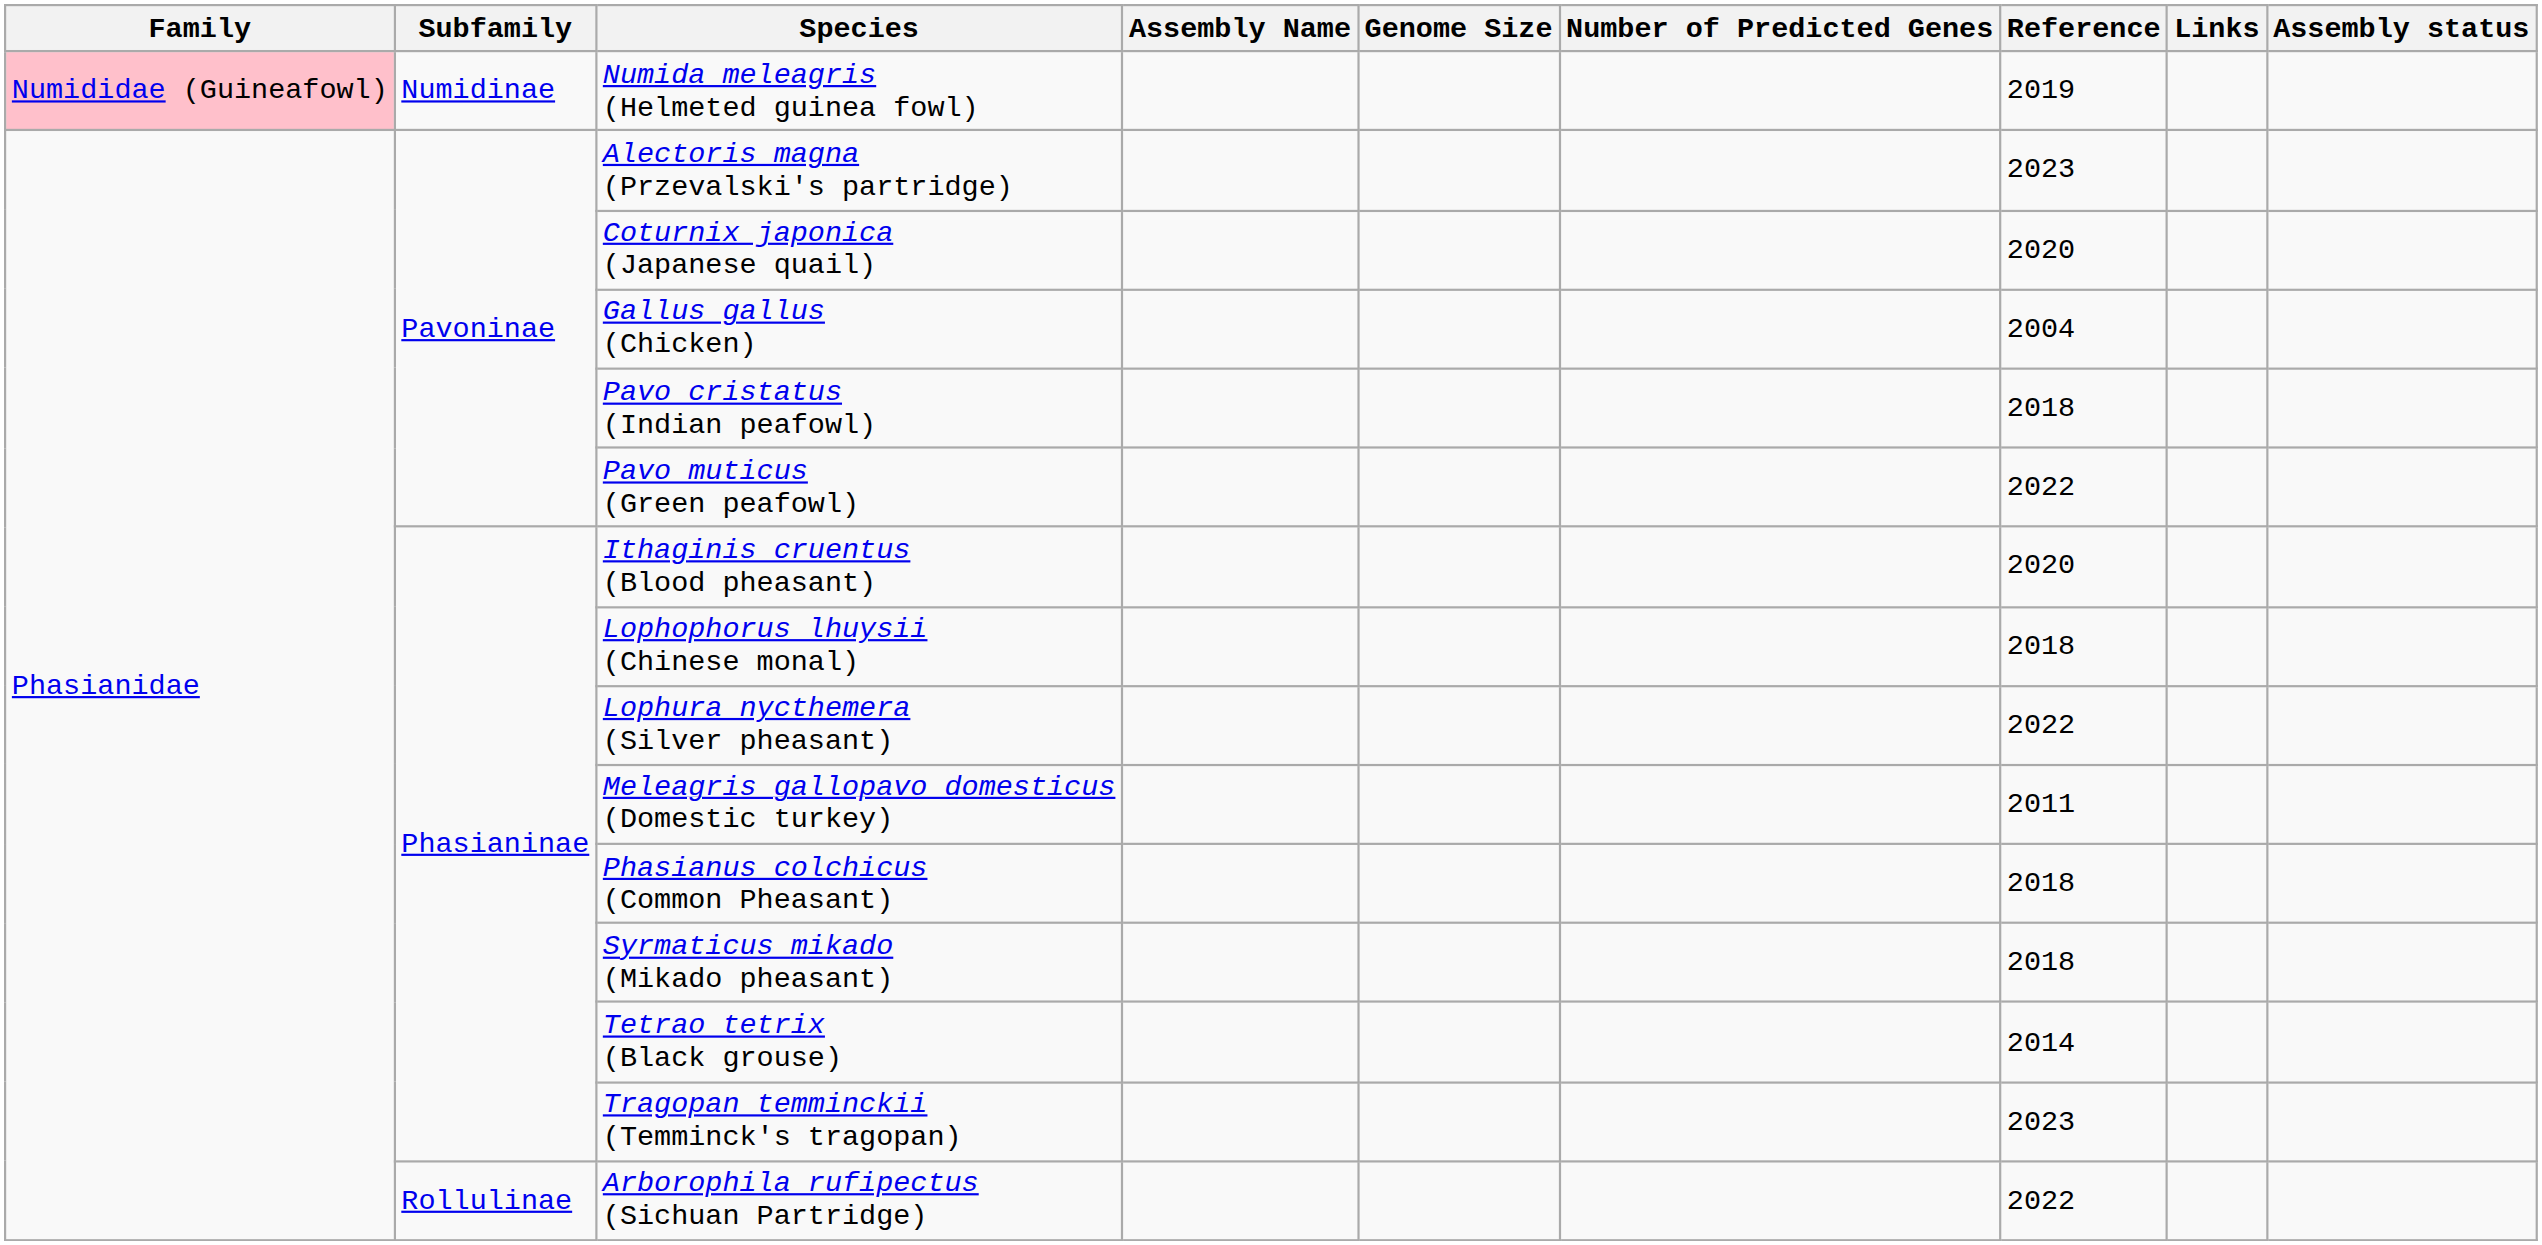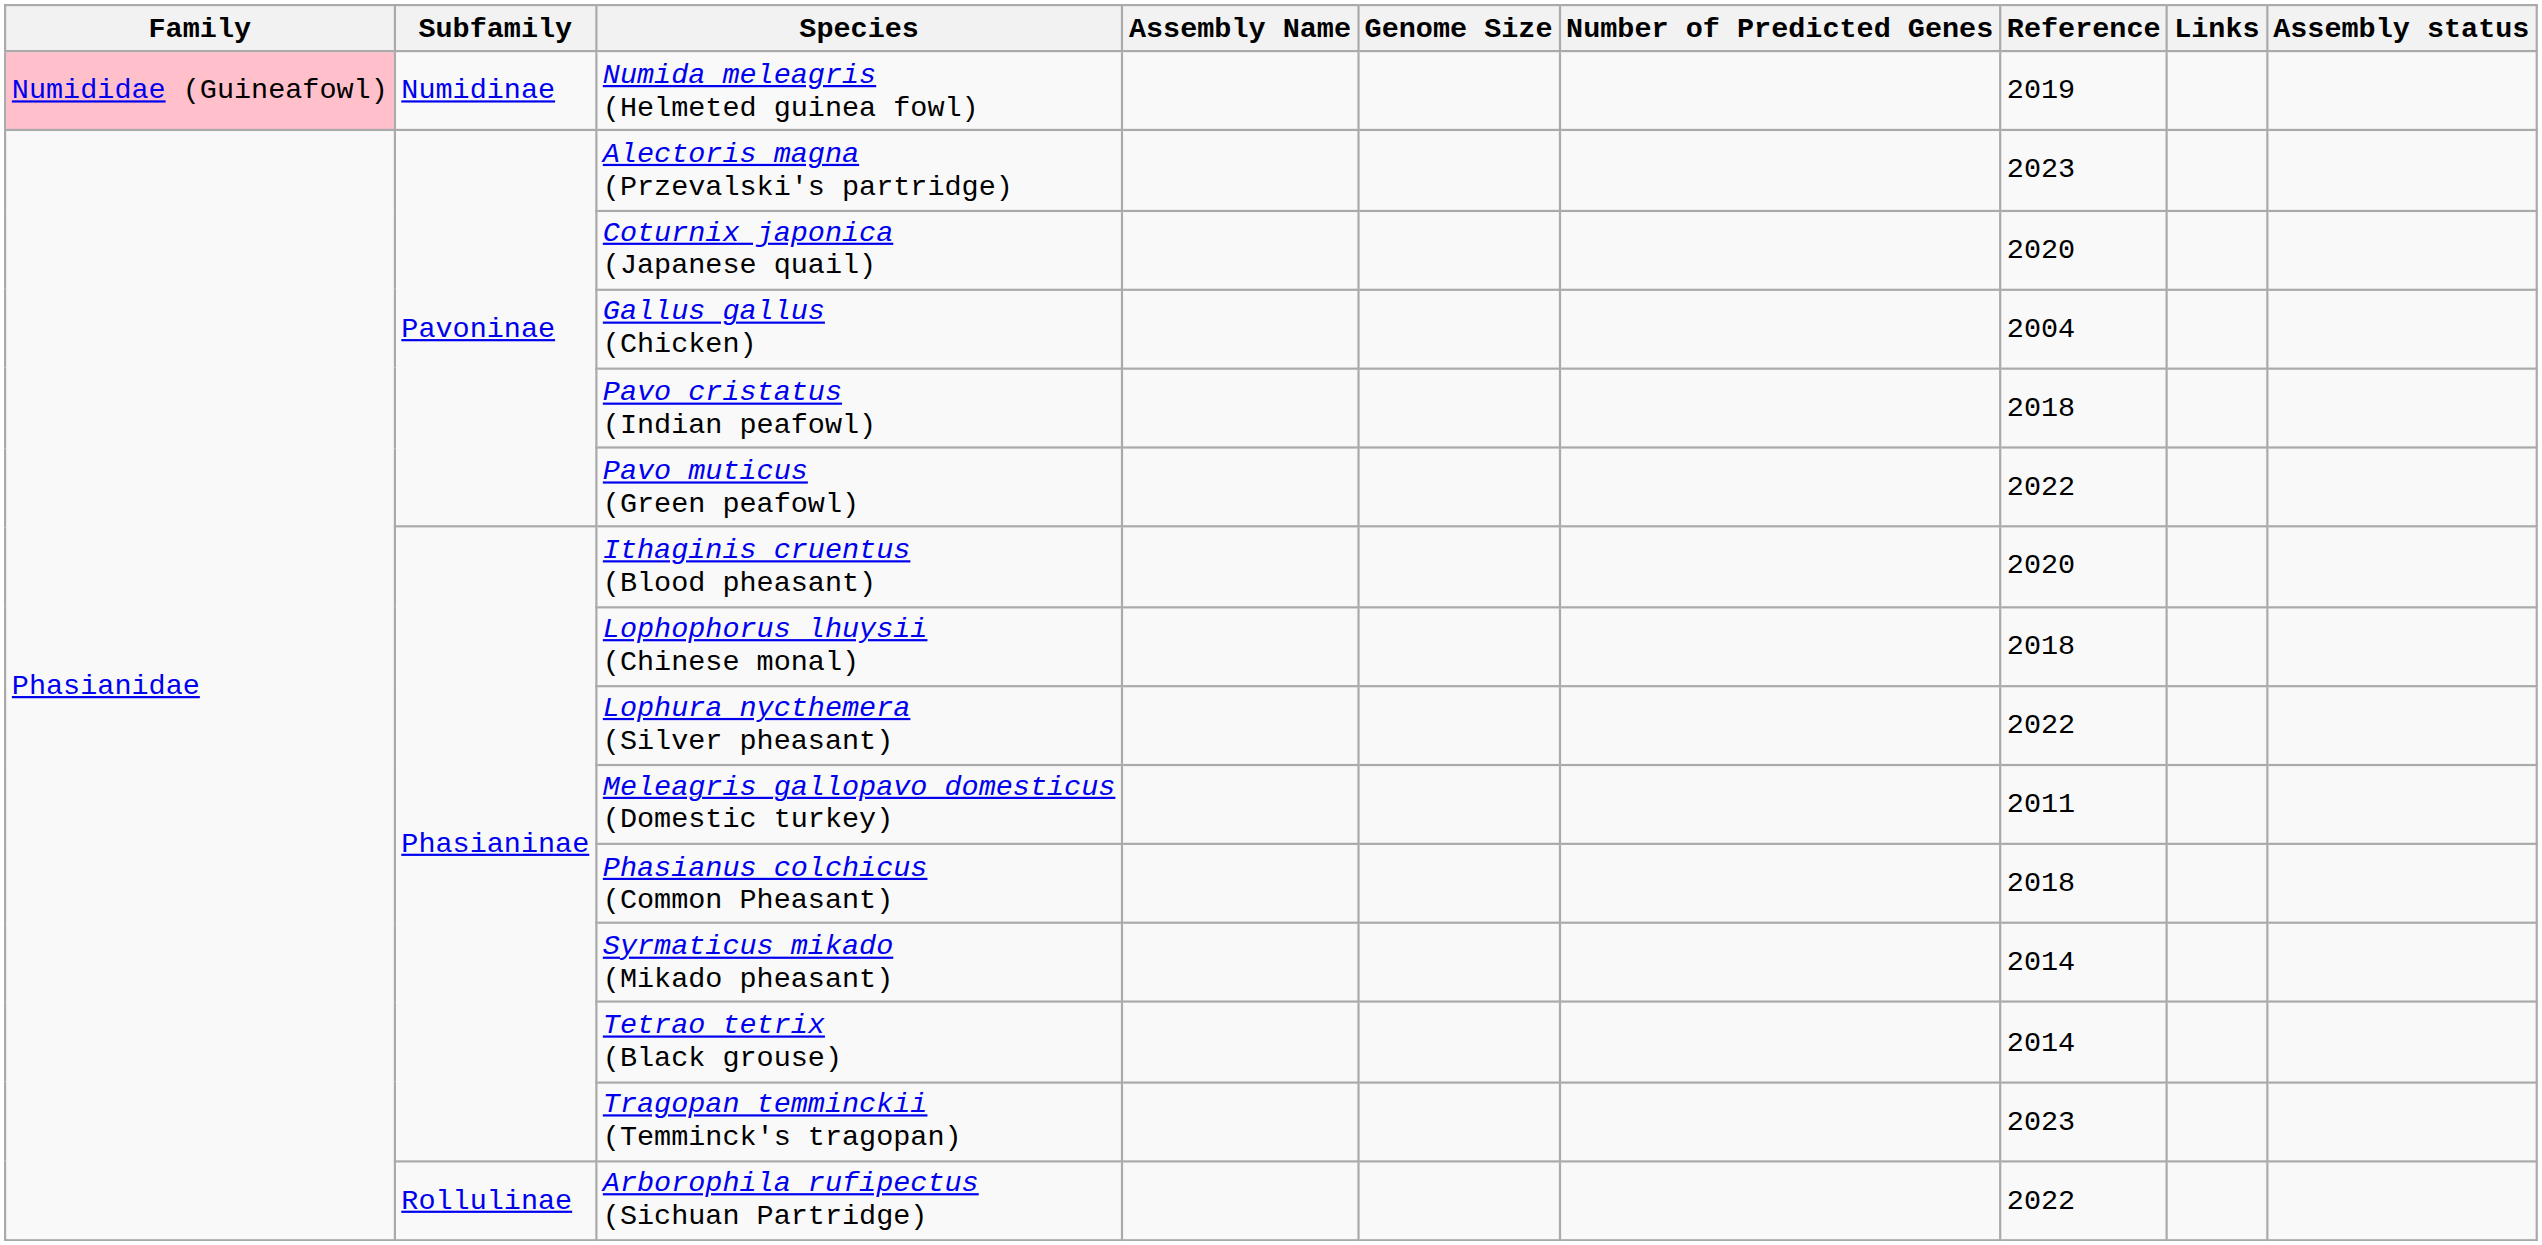(2041, 963) 2018 -> (2041, 963) 2014
